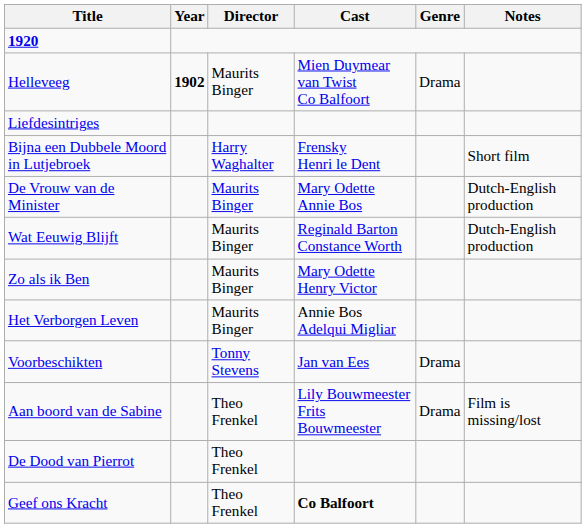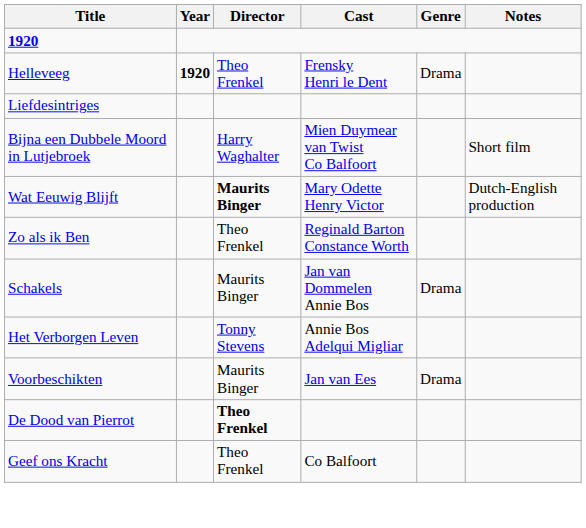(189, 81) 1902 -> (195, 73) 1920
(235, 81) Maurits Binger -> (240, 73) Theo Frenkel
(344, 81) Mien Duymear van Twist Co Balfoort -> (346, 73) Frensky Henri le Dent
(339, 155) Frensky Henri le Dent -> (351, 147) Mien Duymear van Twist Co Balfoort
- row: (61, 196)
(235, 238) normal -> (243, 196) bold
(350, 238) Reginald Barton Constance Worth -> (344, 196) Mary Odette Henry Victor
(235, 279) Maurits Binger -> (240, 238) Theo Frenkel
(337, 279) Mary Odette Henry Victor -> (357, 238) Reginald Barton Constance Worth
+ row: (35, 287)
(235, 320) Maurits Binger -> (241, 337) Tonny Stevens
(235, 361) Tonny Stevens -> (241, 378) Maurits Binger
- row: (85, 411)
(235, 461) normal -> (242, 420) bold
(336, 502) bold -> (340, 461) normal
